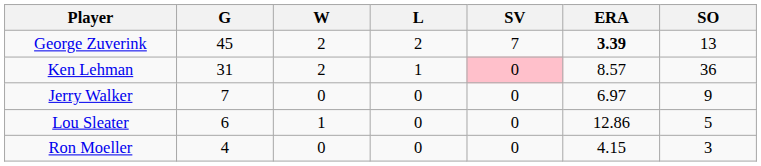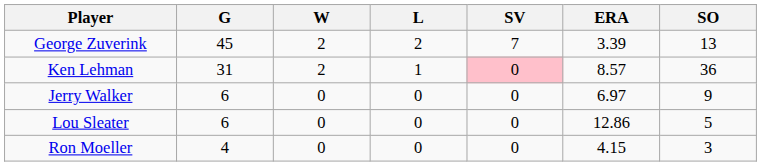(612, 43) bold -> (612, 43) normal
(225, 95) 7 -> (225, 95) 6
(321, 122) 1 -> (321, 122) 0
